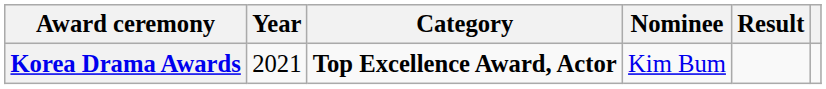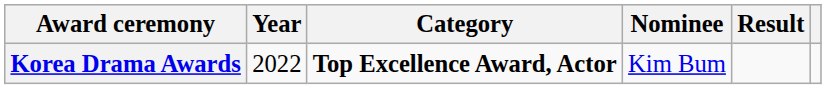(277, 63) 2021 -> (277, 63) 2022
